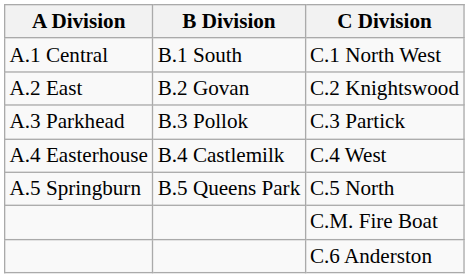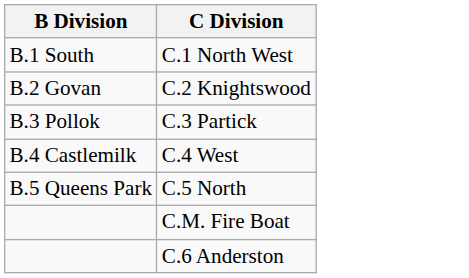- column: (79, 21)
